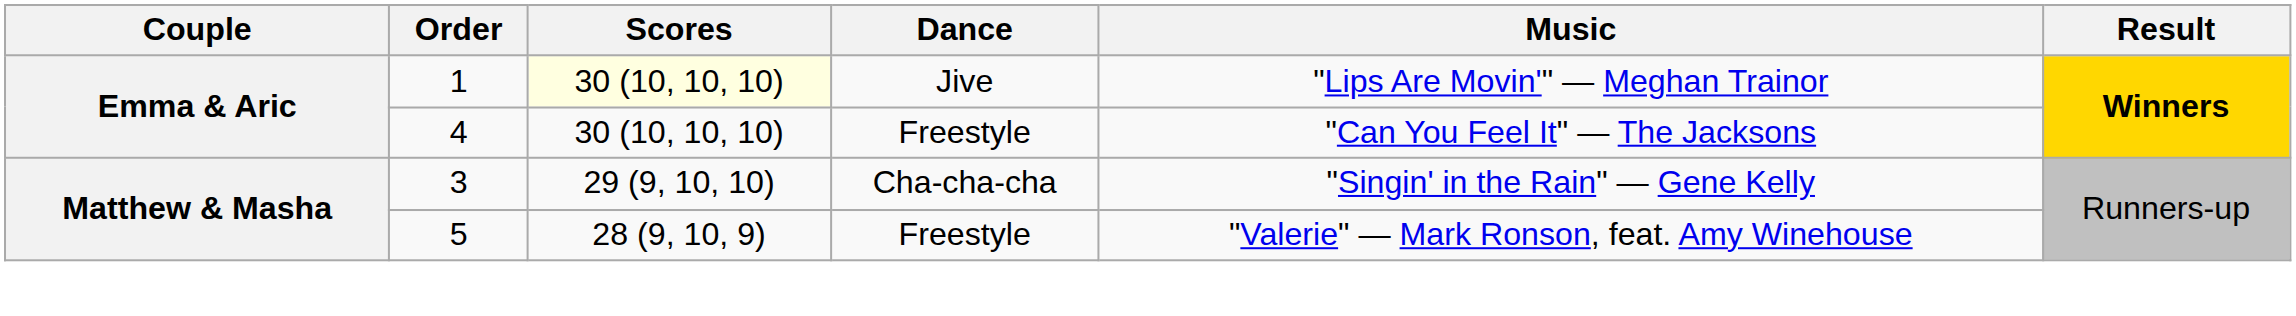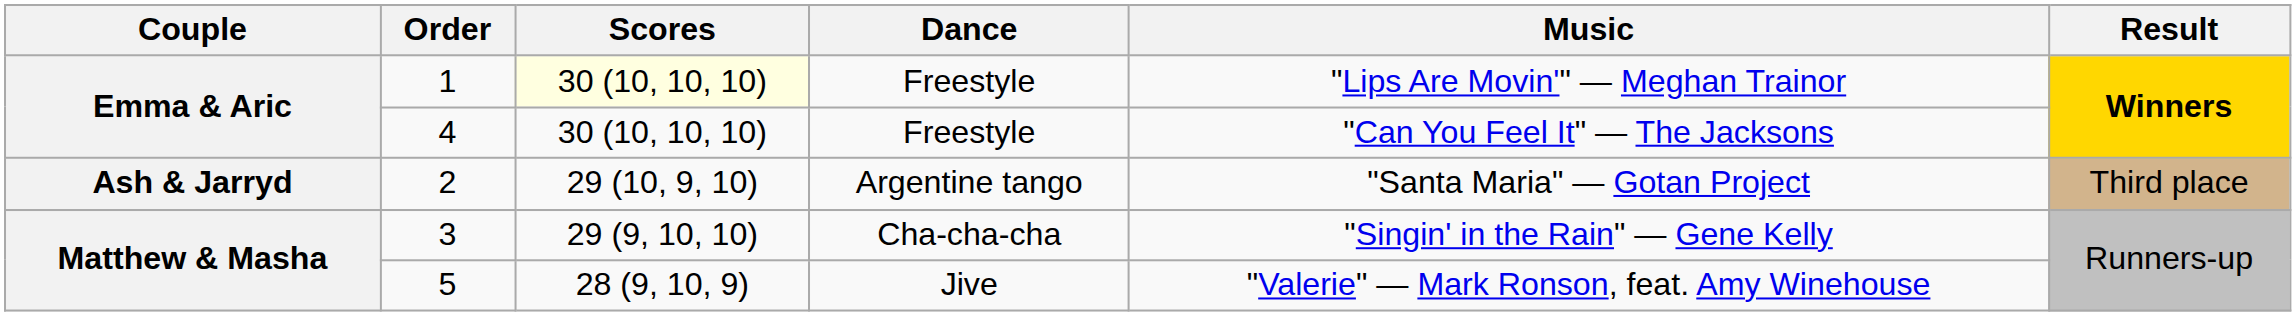(965, 81) Jive -> (969, 81) Freestyle
+ row: (447, 183)
(965, 234) Freestyle -> (969, 285) Jive
